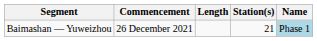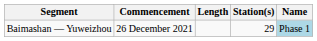(269, 28) 21 -> (269, 28) 29
